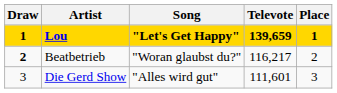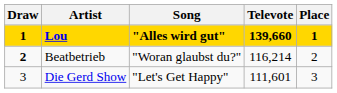(186, 35) "Let's Get Happy" -> (179, 35) "Alles wird gut"
(270, 35) 139,659 -> (270, 35) 139,660
(270, 56) 116,217 -> (270, 56) 116,214
(175, 77) "Alles wird gut" -> (180, 77) "Let's Get Happy"
